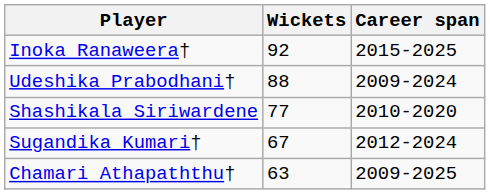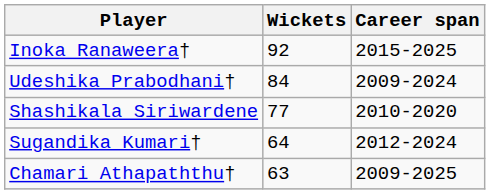(278, 82) 88 -> (278, 82) 84
(278, 143) 67 -> (278, 143) 64
